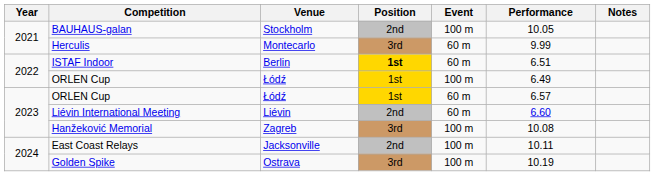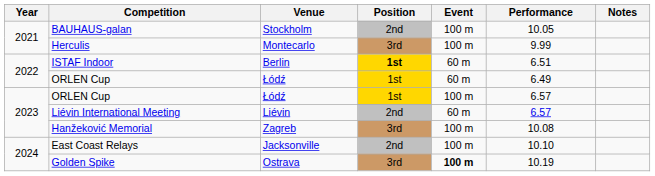(459, 46) 60 m -> (459, 46) 100 m
(459, 79) 100 m -> (459, 79) 60 m
(459, 96) 60 m -> (459, 96) 100 m
(541, 113) 6.60 -> (541, 113) 6.57
(541, 146) 10.11 -> (541, 146) 10.10
(459, 163) normal -> (459, 163) bold
